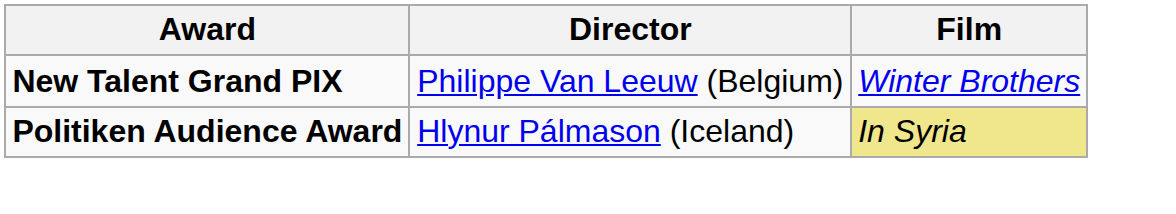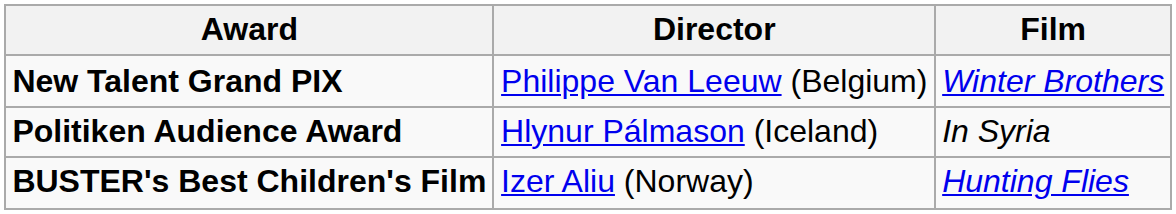(912, 131) khaki background -> (996, 131) no background
+ row: (249, 182)
